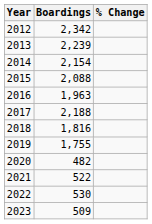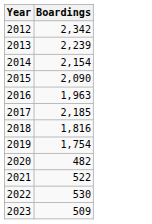- column: (120, 13)
(76, 79) 2,088 -> (76, 79) 2,090
(76, 112) 2,188 -> (76, 112) 2,185
(76, 145) 1,755 -> (76, 145) 1,754
